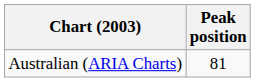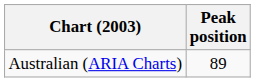(218, 63) 81 -> (218, 63) 89
